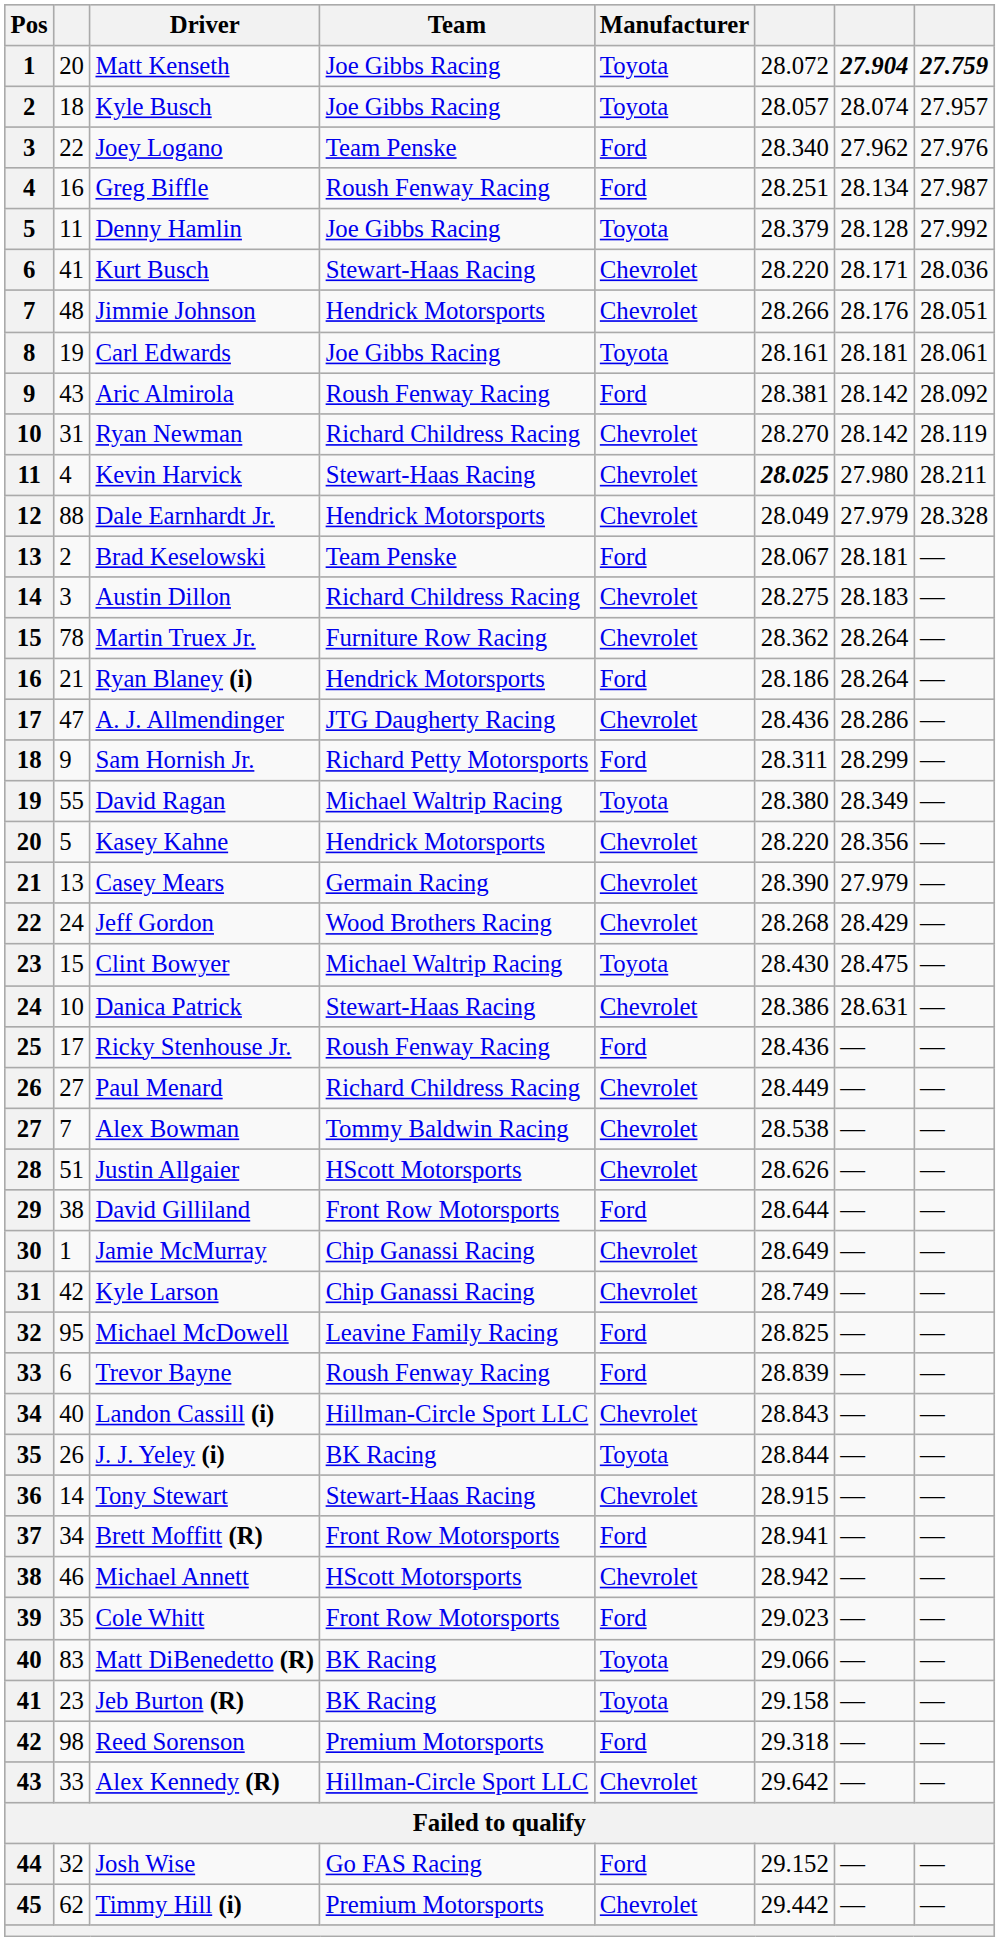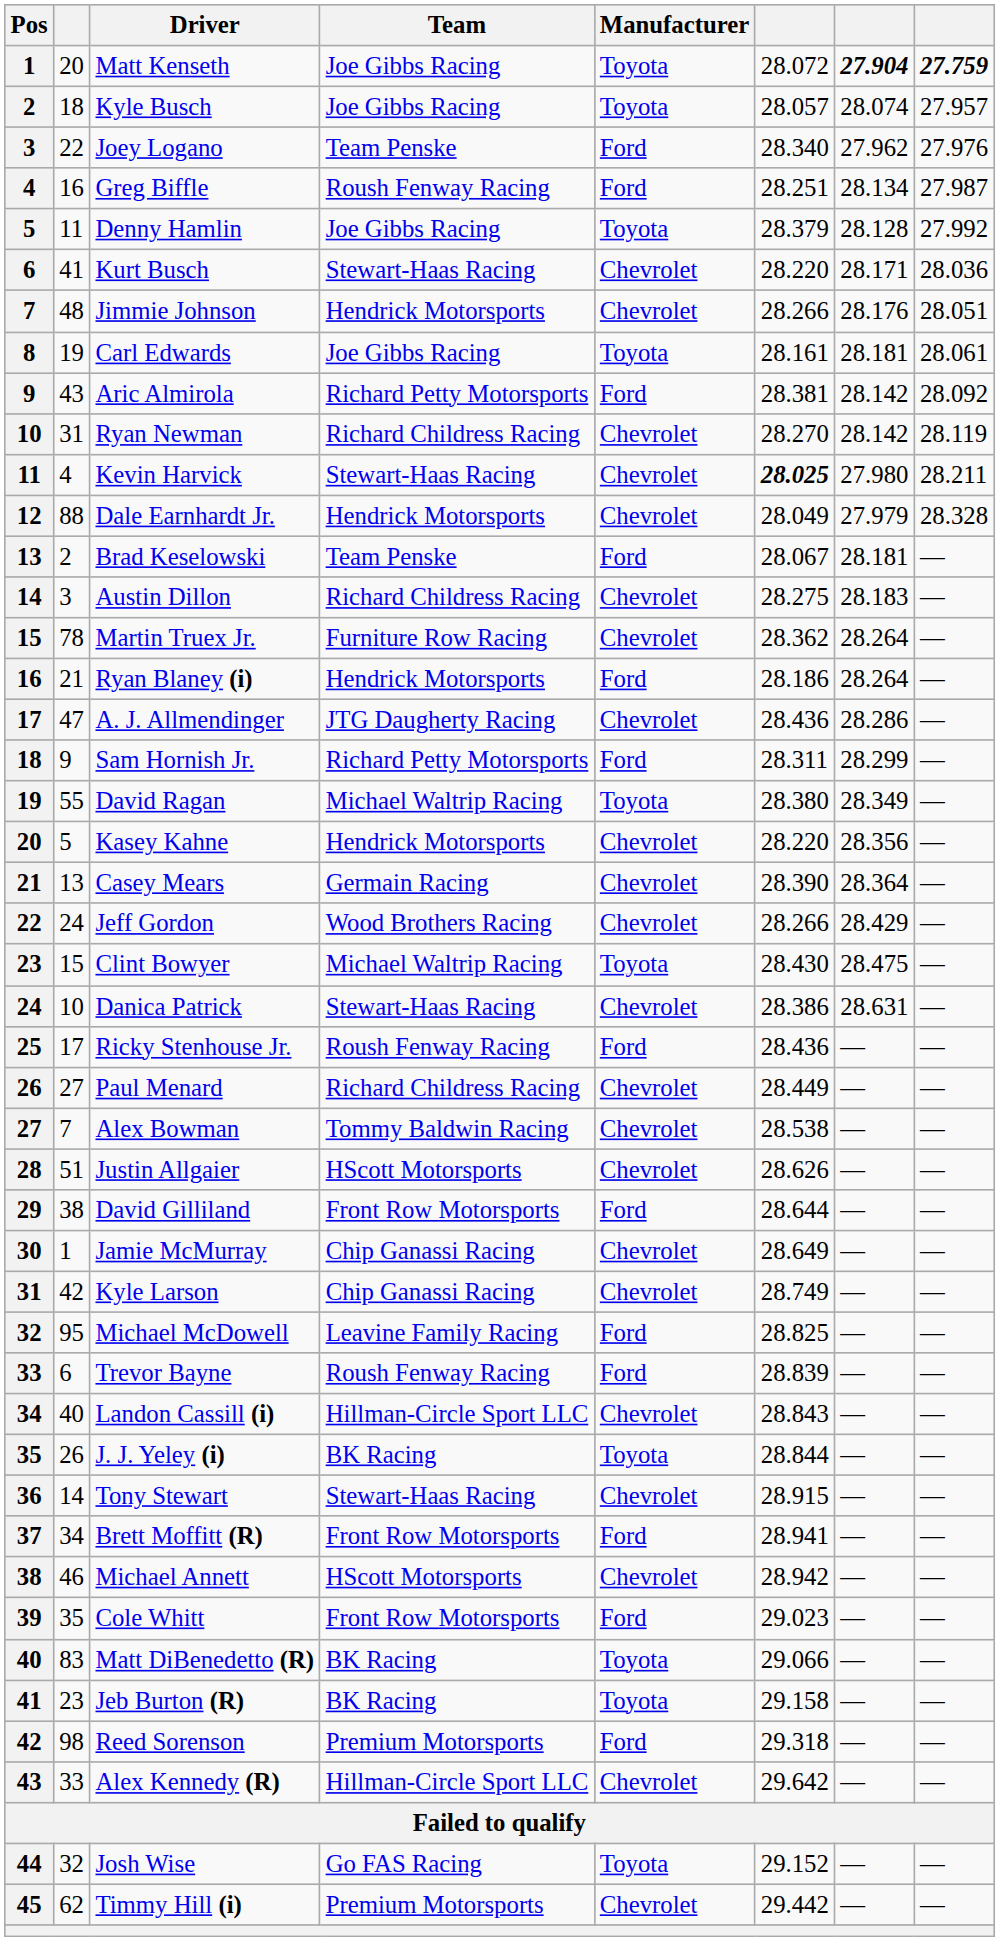(438, 392) Roush Fenway Racing -> (457, 392) Richard Petty Motorsports
(874, 883) 27.979 -> (874, 883) 28.364
(795, 923) 28.268 -> (795, 923) 28.266
(623, 1863) Ford -> (634, 1863) Toyota
